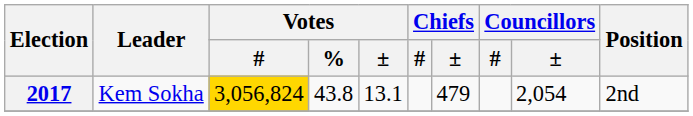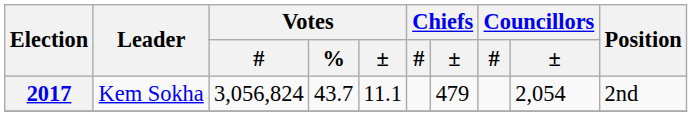(259, 93) gold background -> (259, 93) no background
(334, 93) 43.8 -> (334, 93) 43.7
(383, 93) 13.1 -> (383, 93) 11.1
